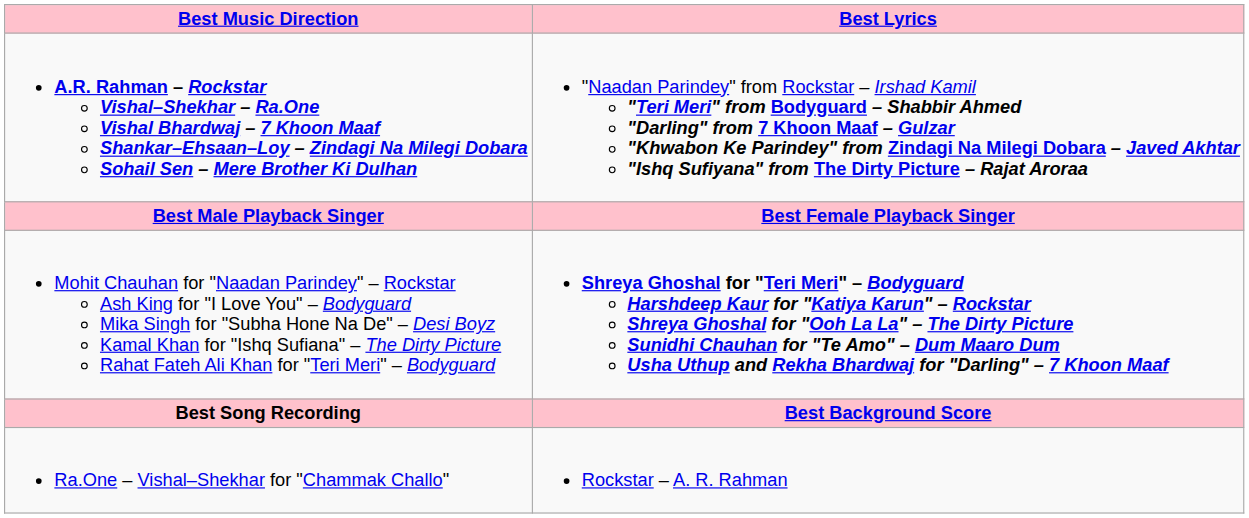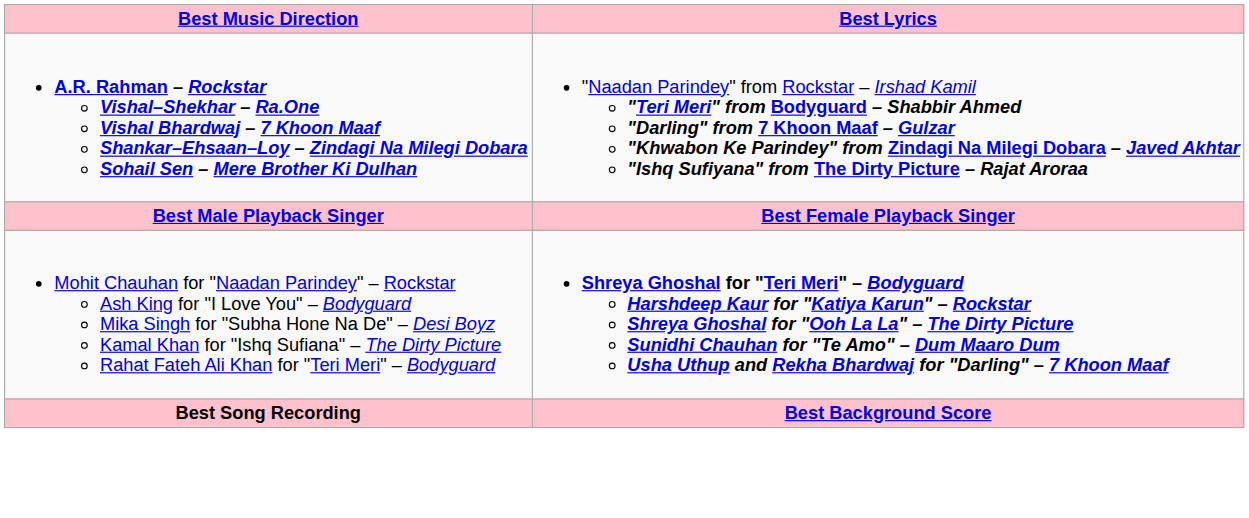- row: (268, 481)
